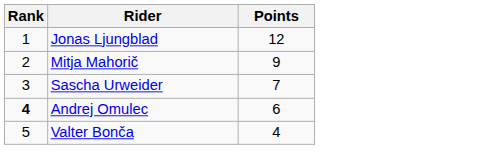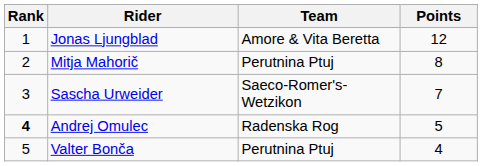+ column: (319, 16)
(276, 62) 9 -> (439, 62) 8
(276, 109) 6 -> (439, 126) 5
